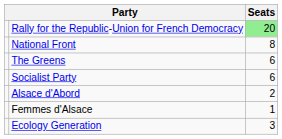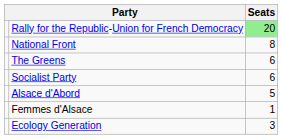(272, 93) 2 -> (272, 93) 5
